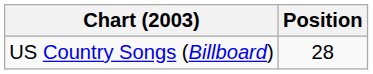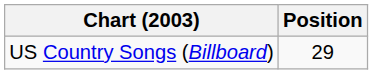(323, 52) 28 -> (323, 52) 29
